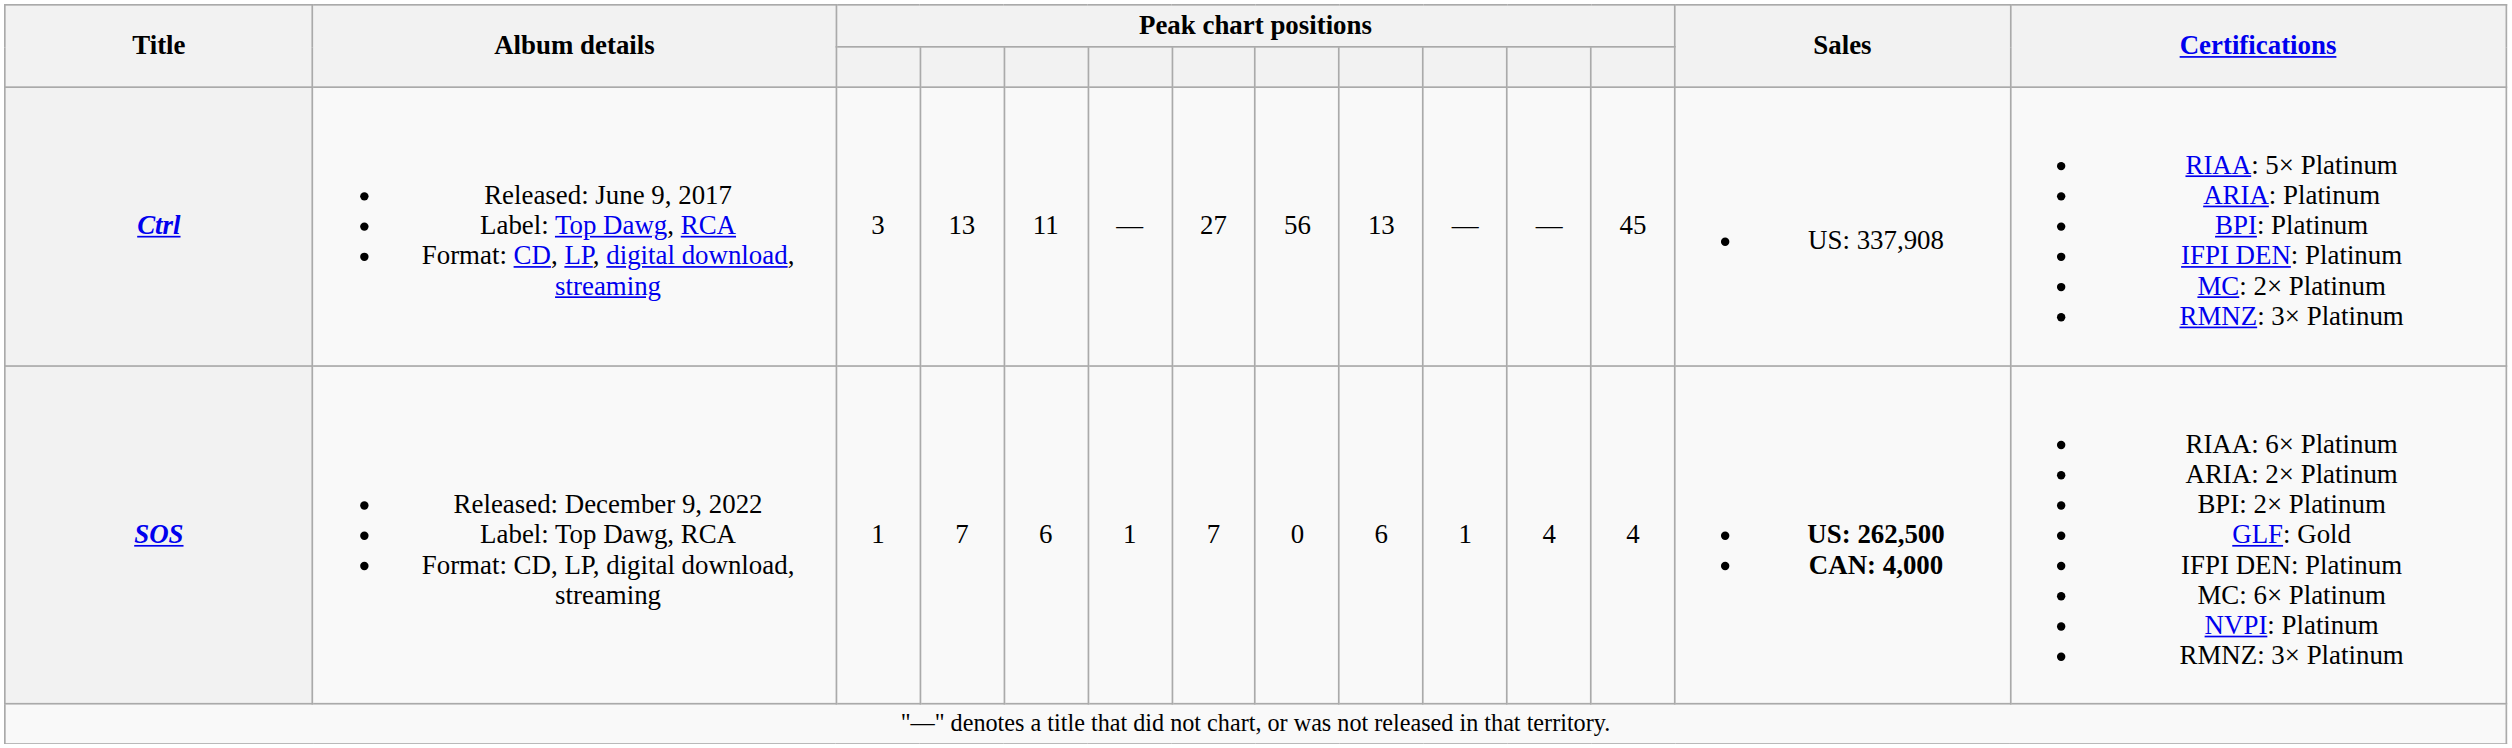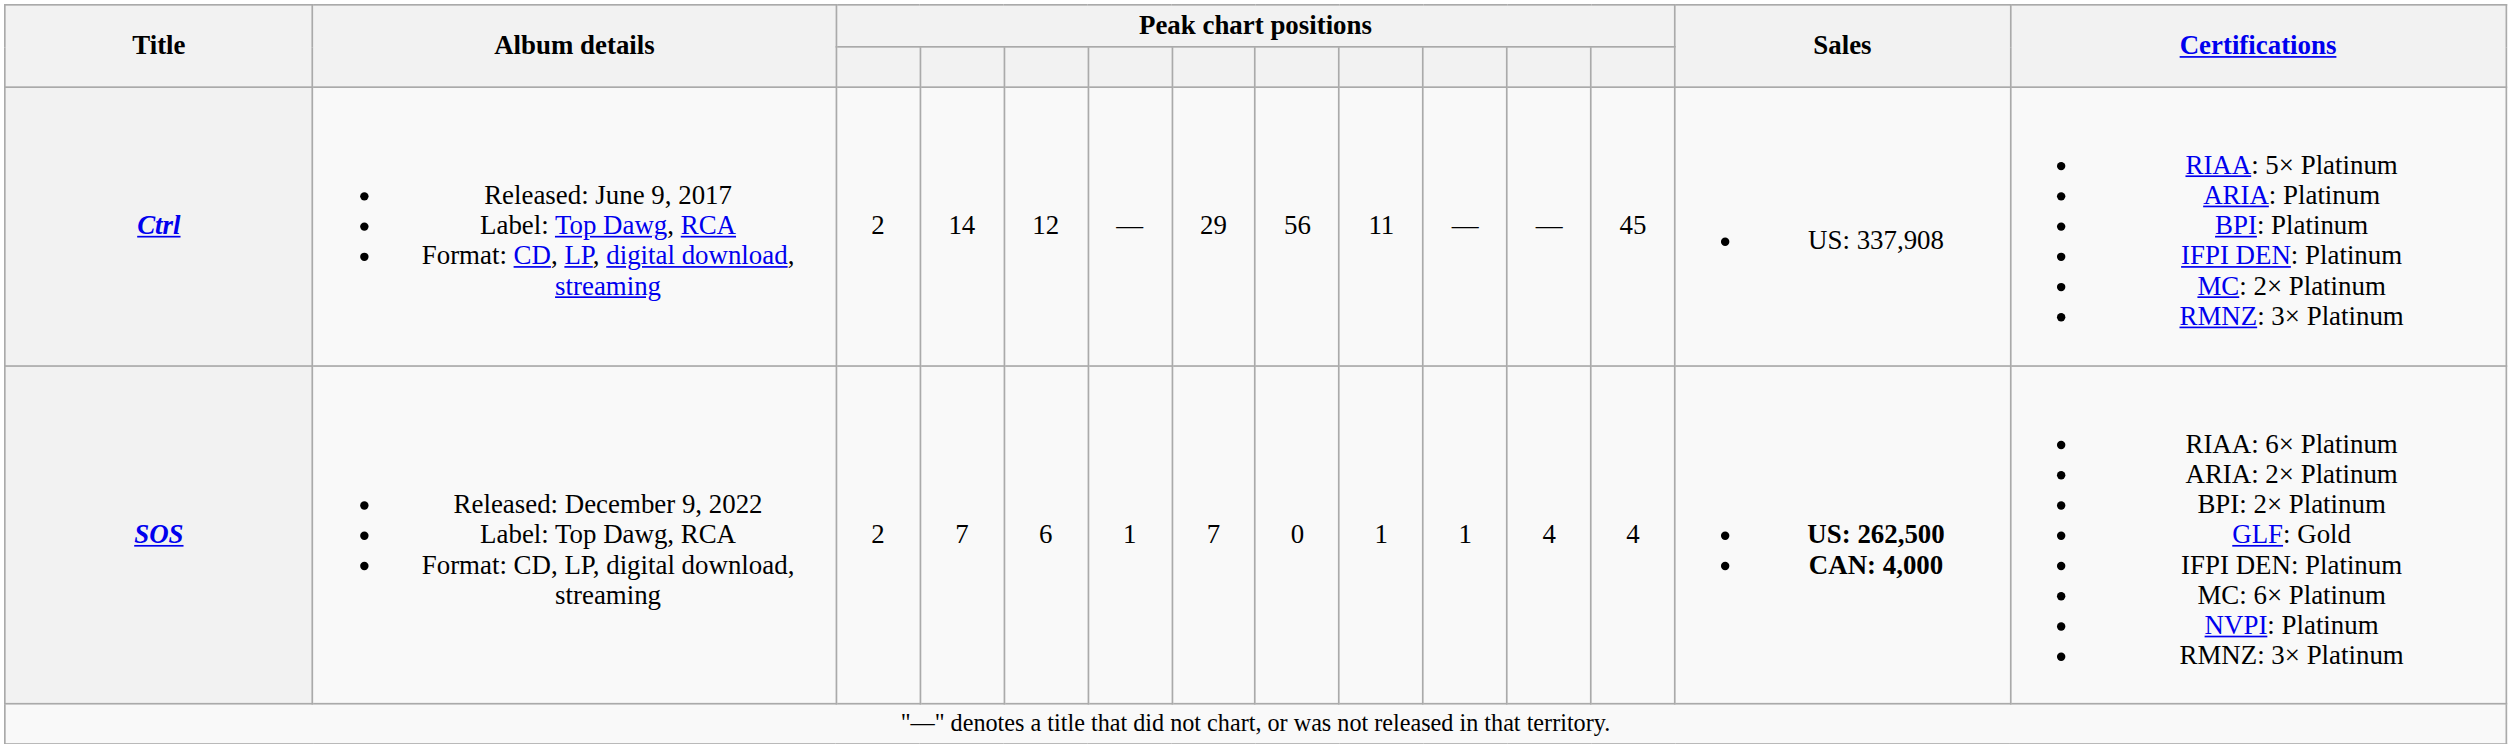(878, 225) 3 -> (878, 225) 2
(962, 225) 13 -> (962, 225) 14
(1046, 225) 11 -> (1046, 225) 12
(1214, 225) 27 -> (1214, 225) 29
(1381, 225) 13 -> (1381, 225) 11
(878, 534) 1 -> (878, 534) 2
(1381, 534) 6 -> (1381, 534) 1
